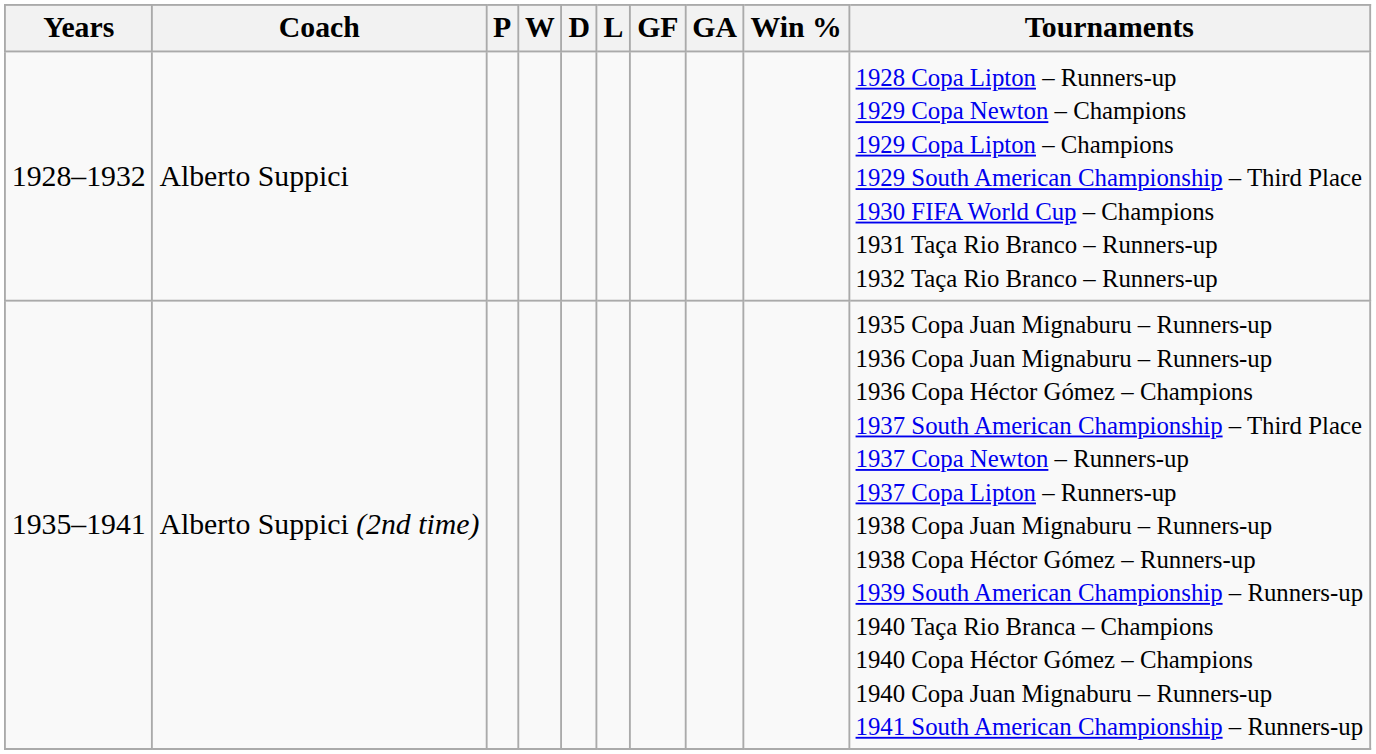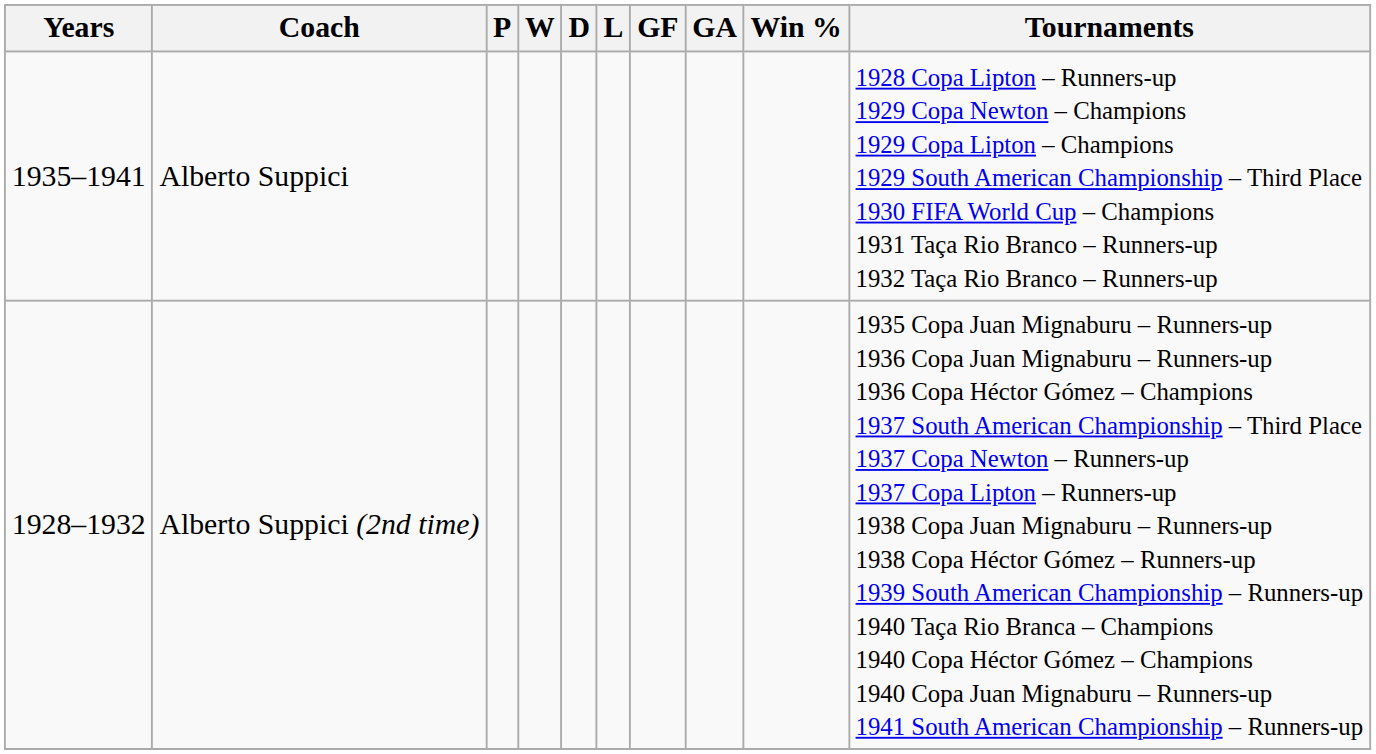(79, 175) 1928–1932 -> (79, 175) 1935–1941
(79, 524) 1935–1941 -> (79, 524) 1928–1932
